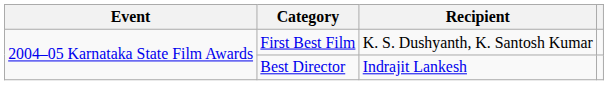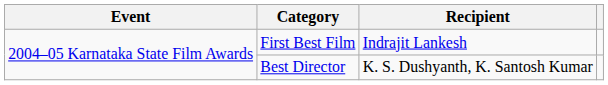(478, 42) K. S. Dushyanth, K. Santosh Kumar -> (415, 42) Indrajit Lankesh
(415, 67) Indrajit Lankesh -> (478, 67) K. S. Dushyanth, K. Santosh Kumar
